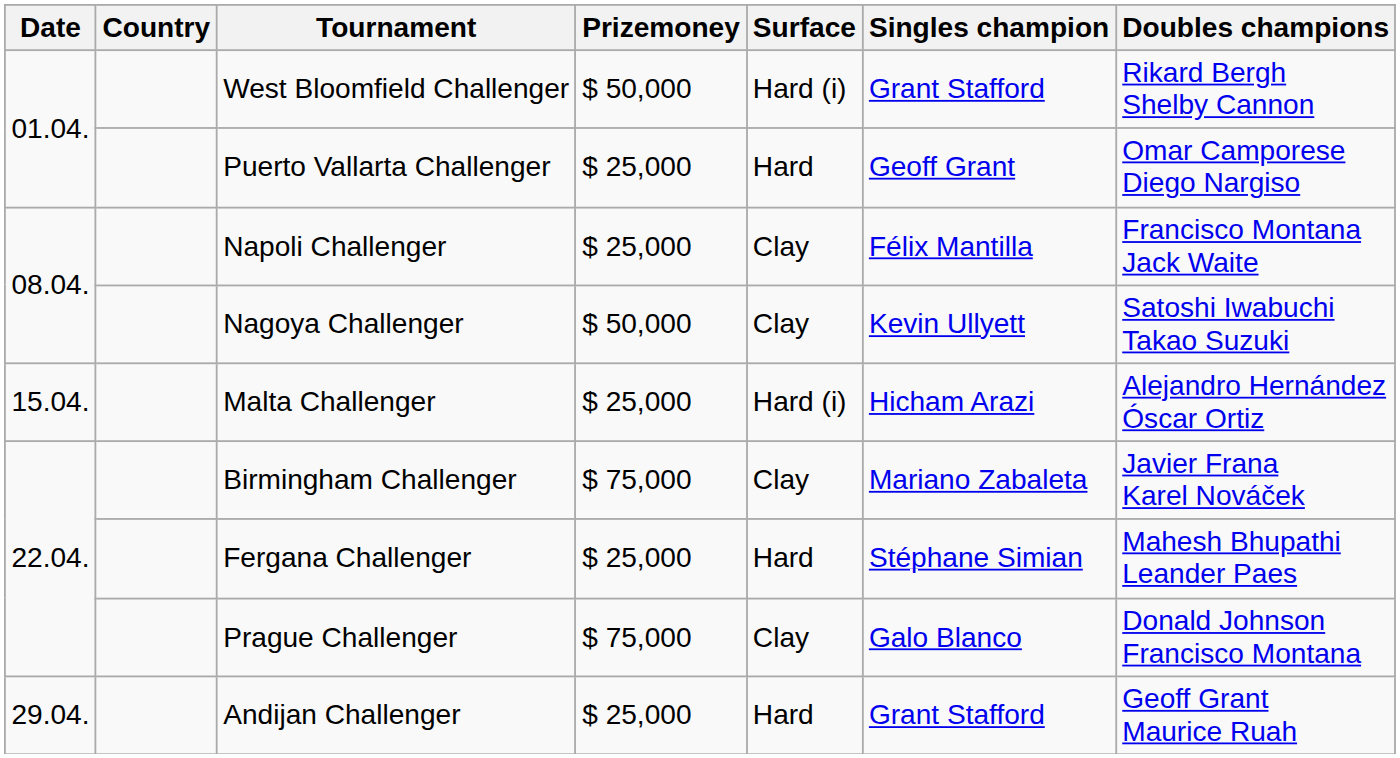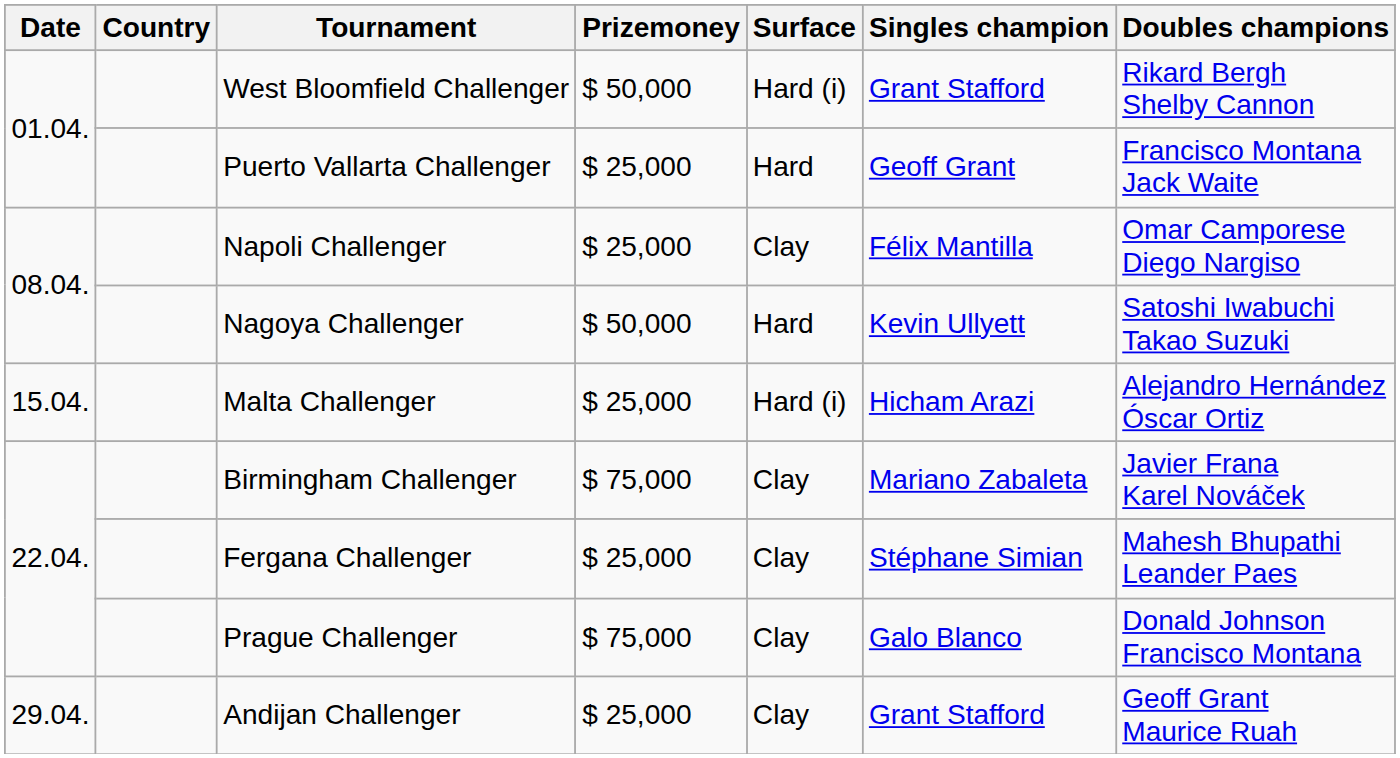(1234, 166) Omar Camporese Diego Nargiso -> (1242, 166) Francisco Montana Jack Waite
(1242, 245) Francisco Montana Jack Waite -> (1234, 245) Omar Camporese Diego Nargiso
(781, 323) Clay -> (783, 323) Hard
(783, 557) Hard -> (781, 557) Clay
(783, 714) Hard -> (781, 714) Clay
